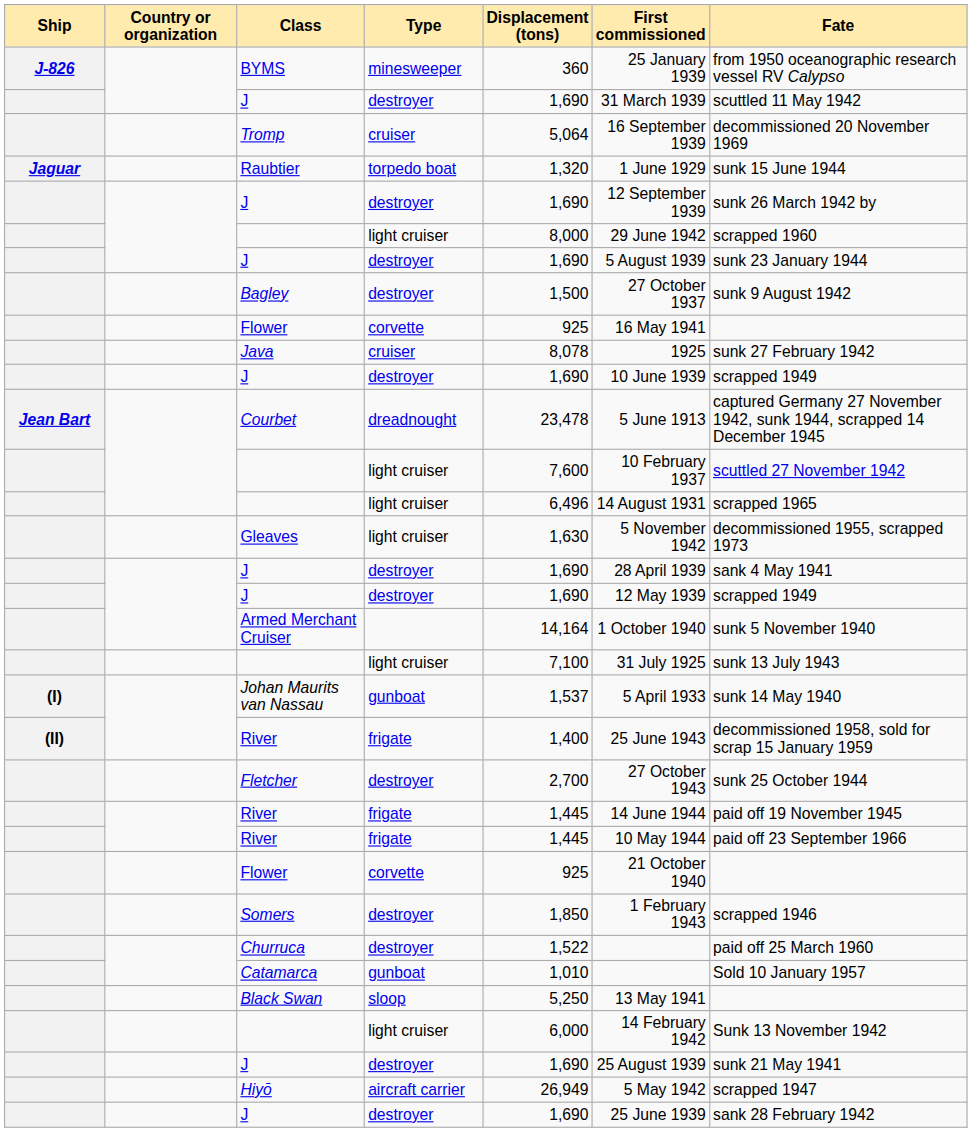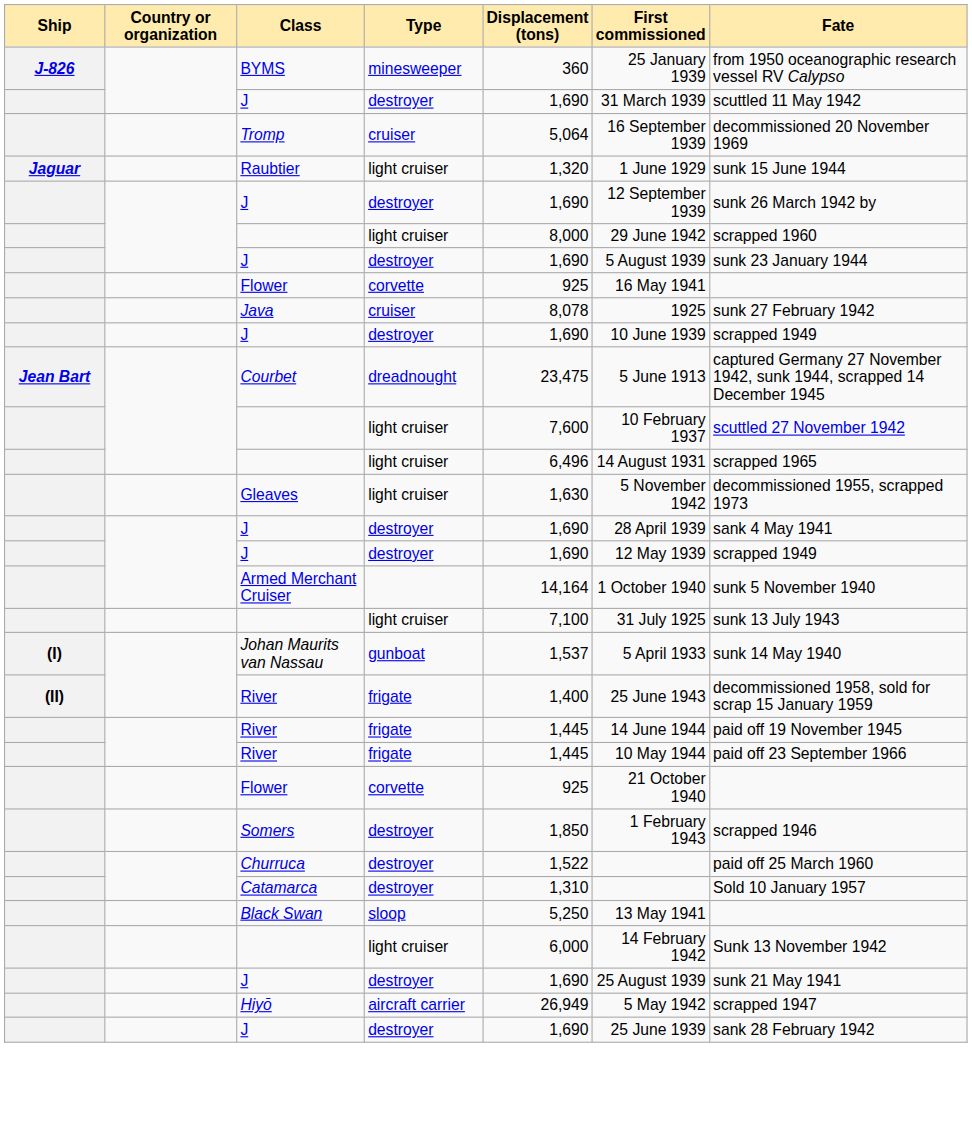(412, 169) torpedo boat -> (408, 169) light cruiser
- row: (54, 294)
(565, 420) 23,478 -> (565, 377) 23,475
- row: (54, 781)
(397, 973) gunboat -> (401, 889) destroyer
(569, 973) 1,010 -> (569, 889) 1,310
